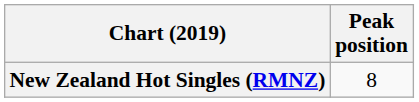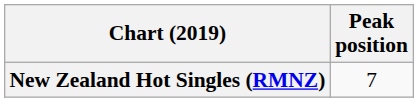(371, 79) 8 -> (371, 79) 7
